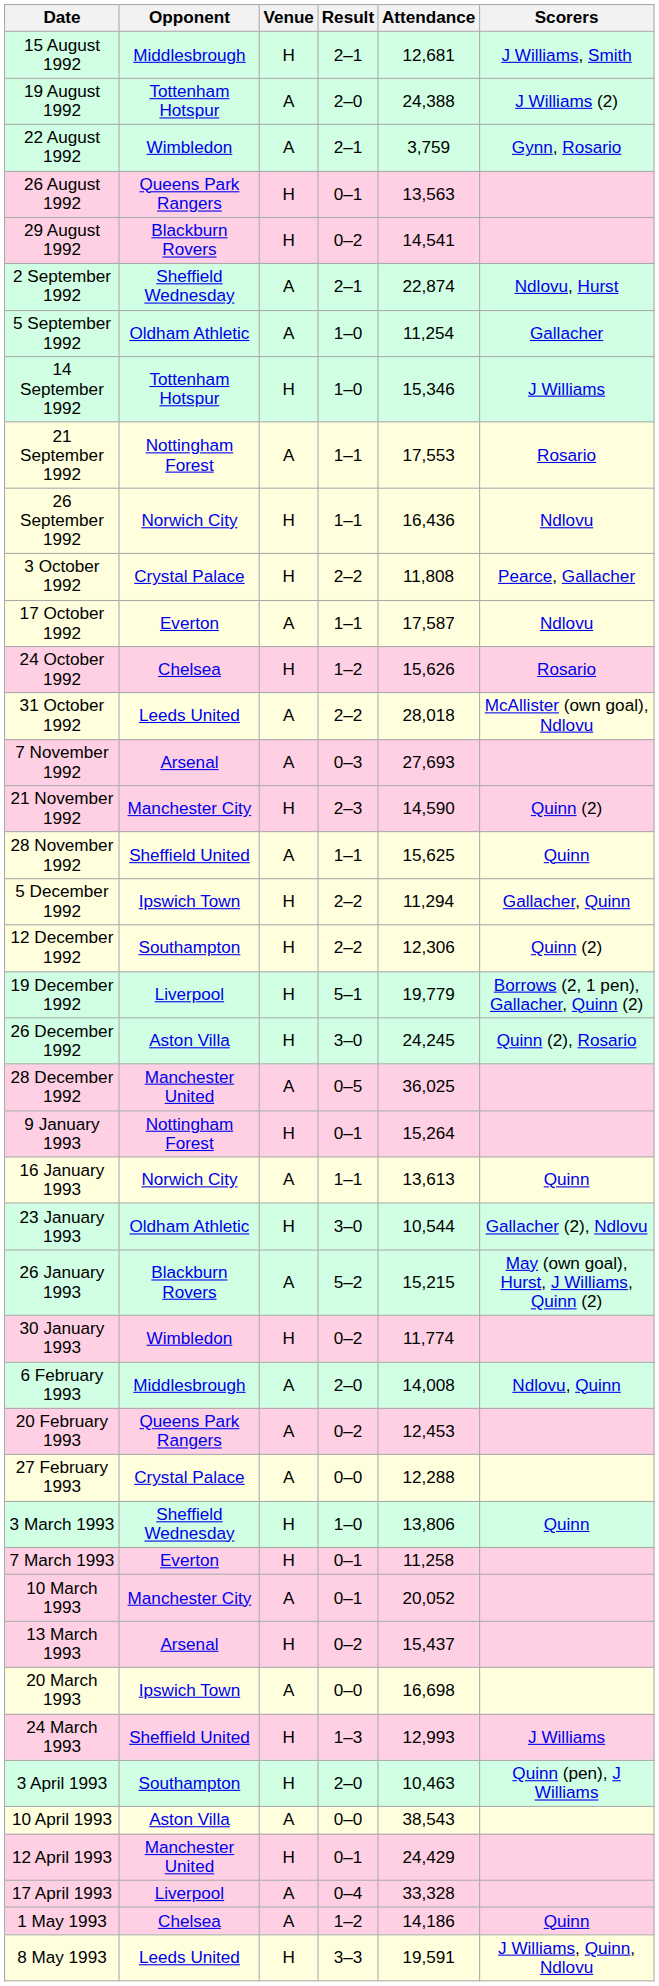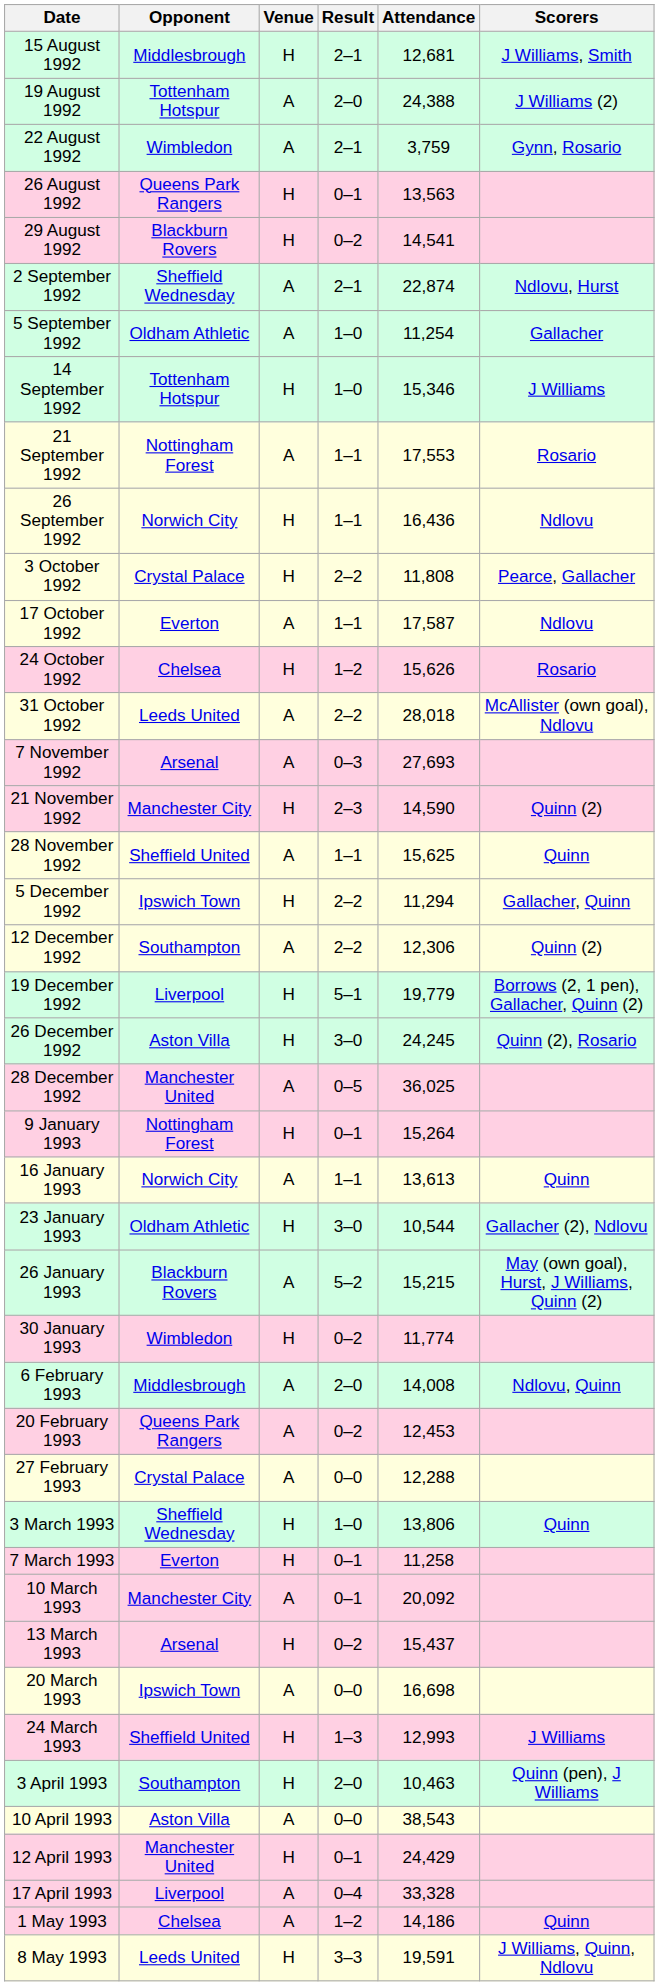(289, 948) H -> (289, 948) A
(429, 1597) 20,052 -> (429, 1597) 20,092
